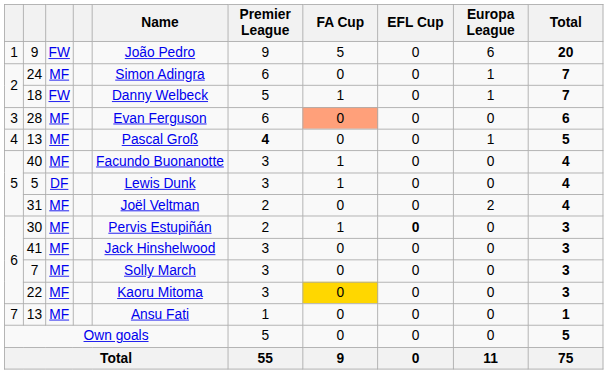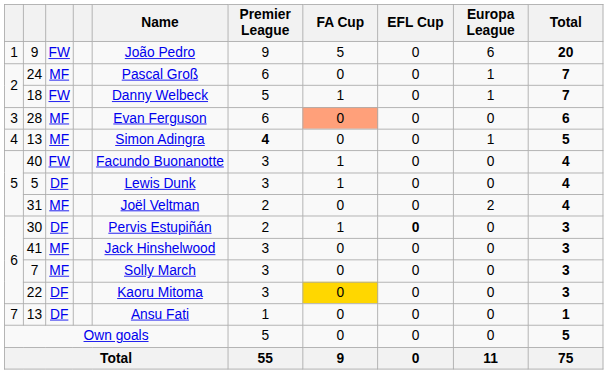(160, 74) Simon Adingra -> (160, 74) Pascal Groß
(160, 140) Pascal Groß -> (160, 140) Simon Adingra
(59, 161) MF -> (59, 161) FW
(59, 227) MF -> (59, 227) DF
(59, 292) MF -> (59, 292) DF
(59, 314) MF -> (59, 314) DF
